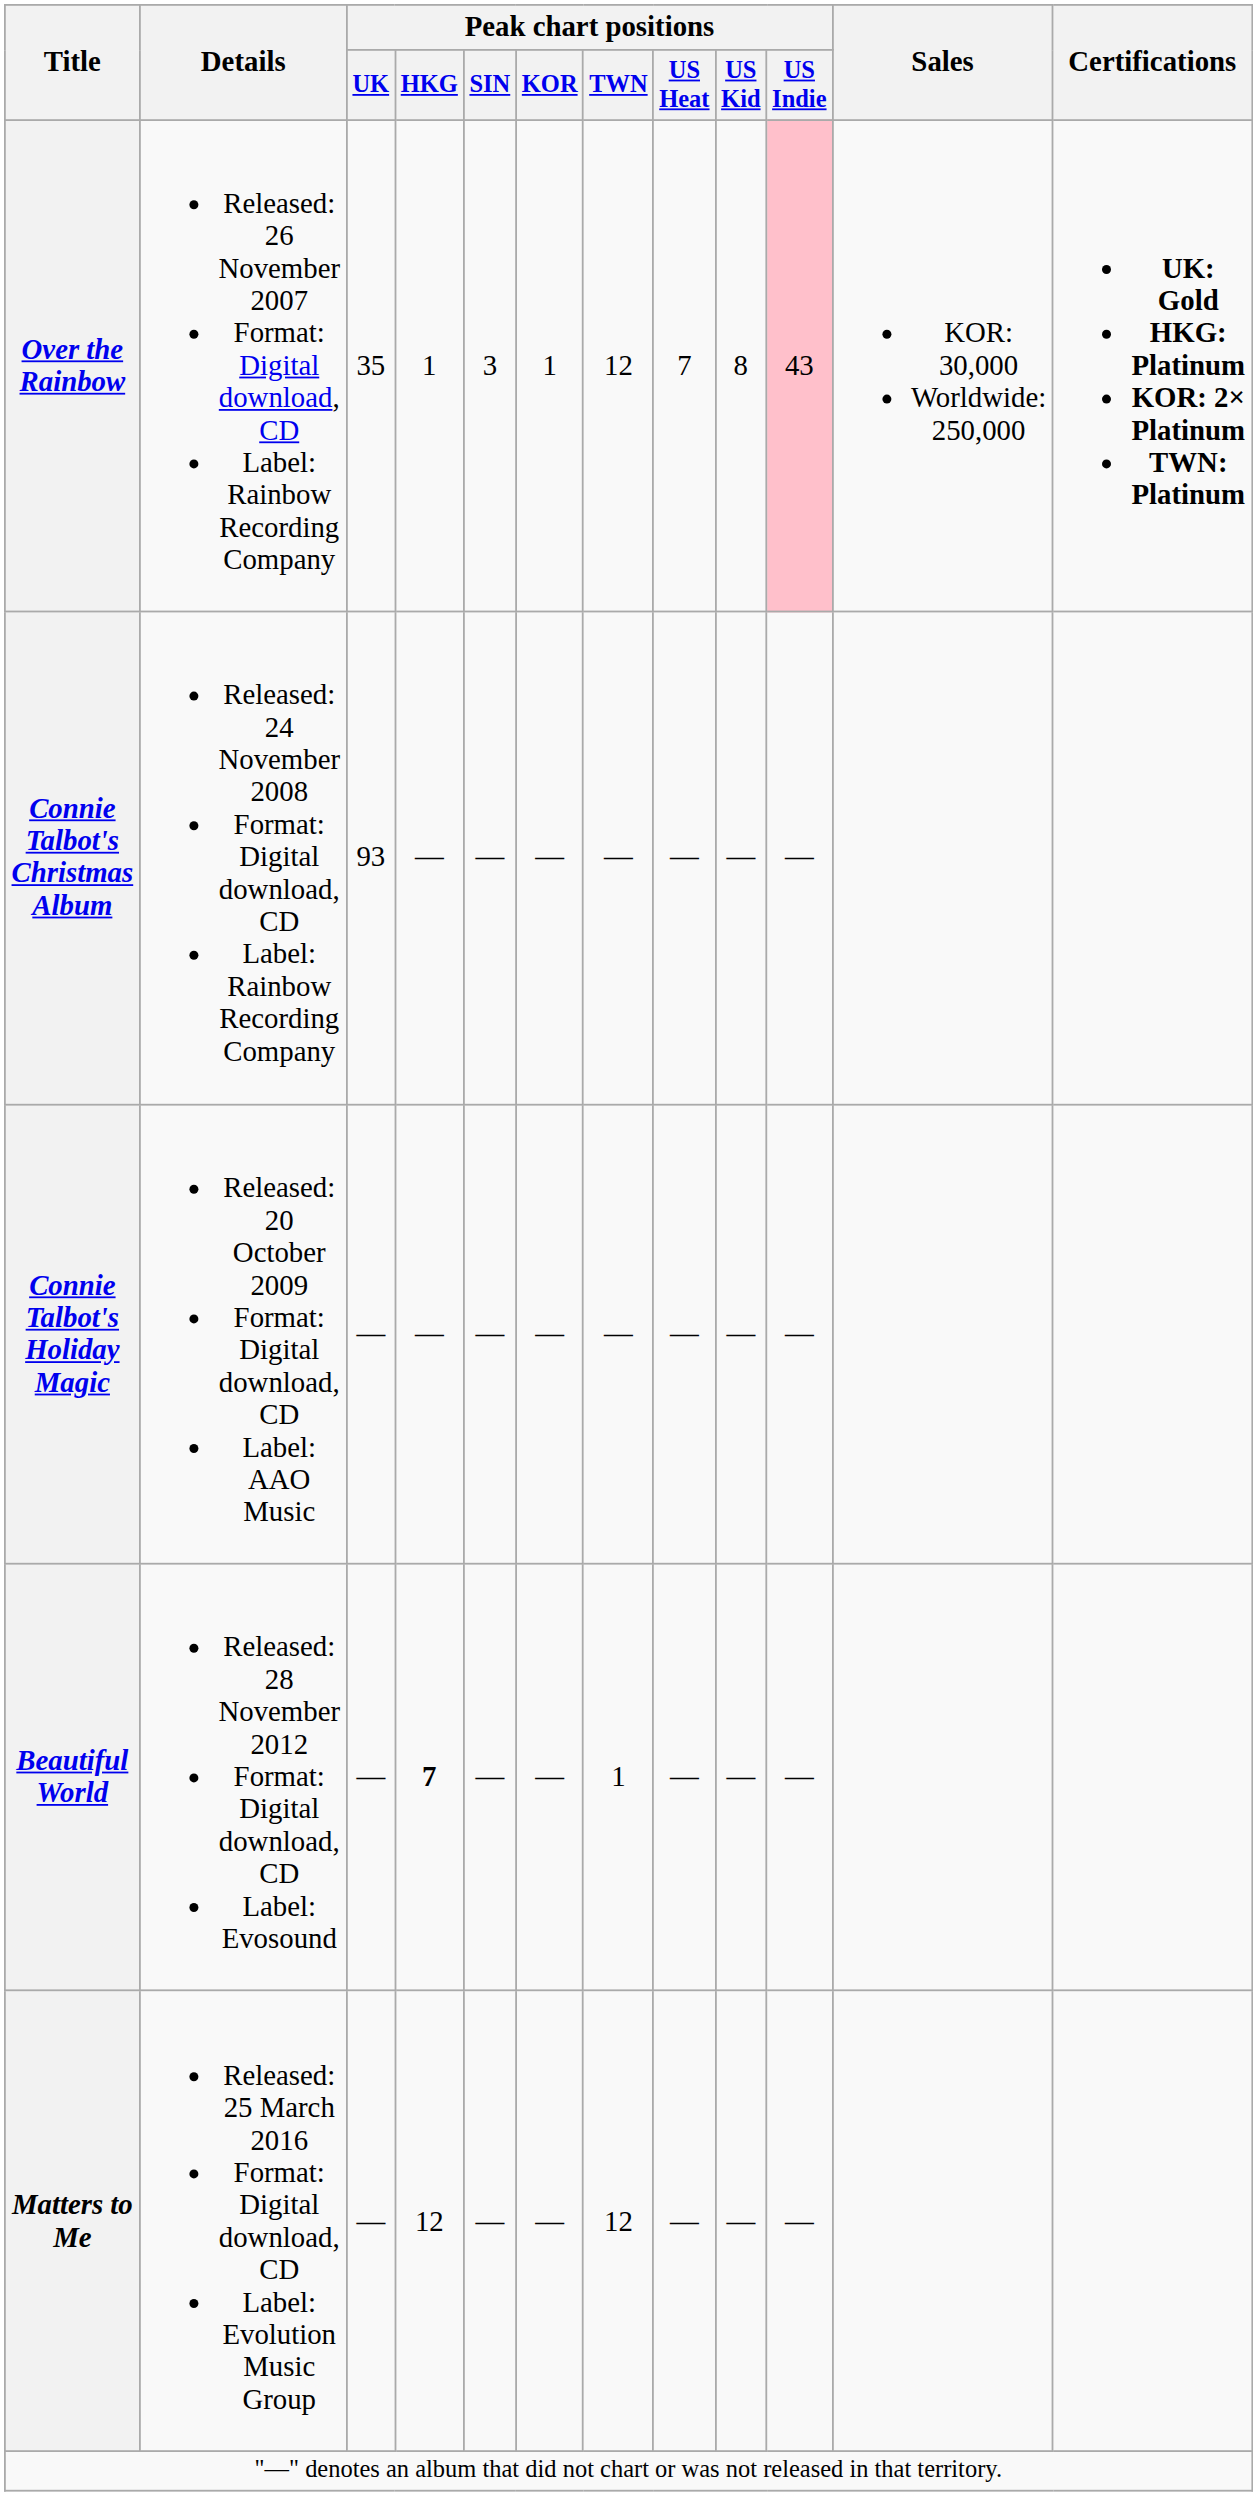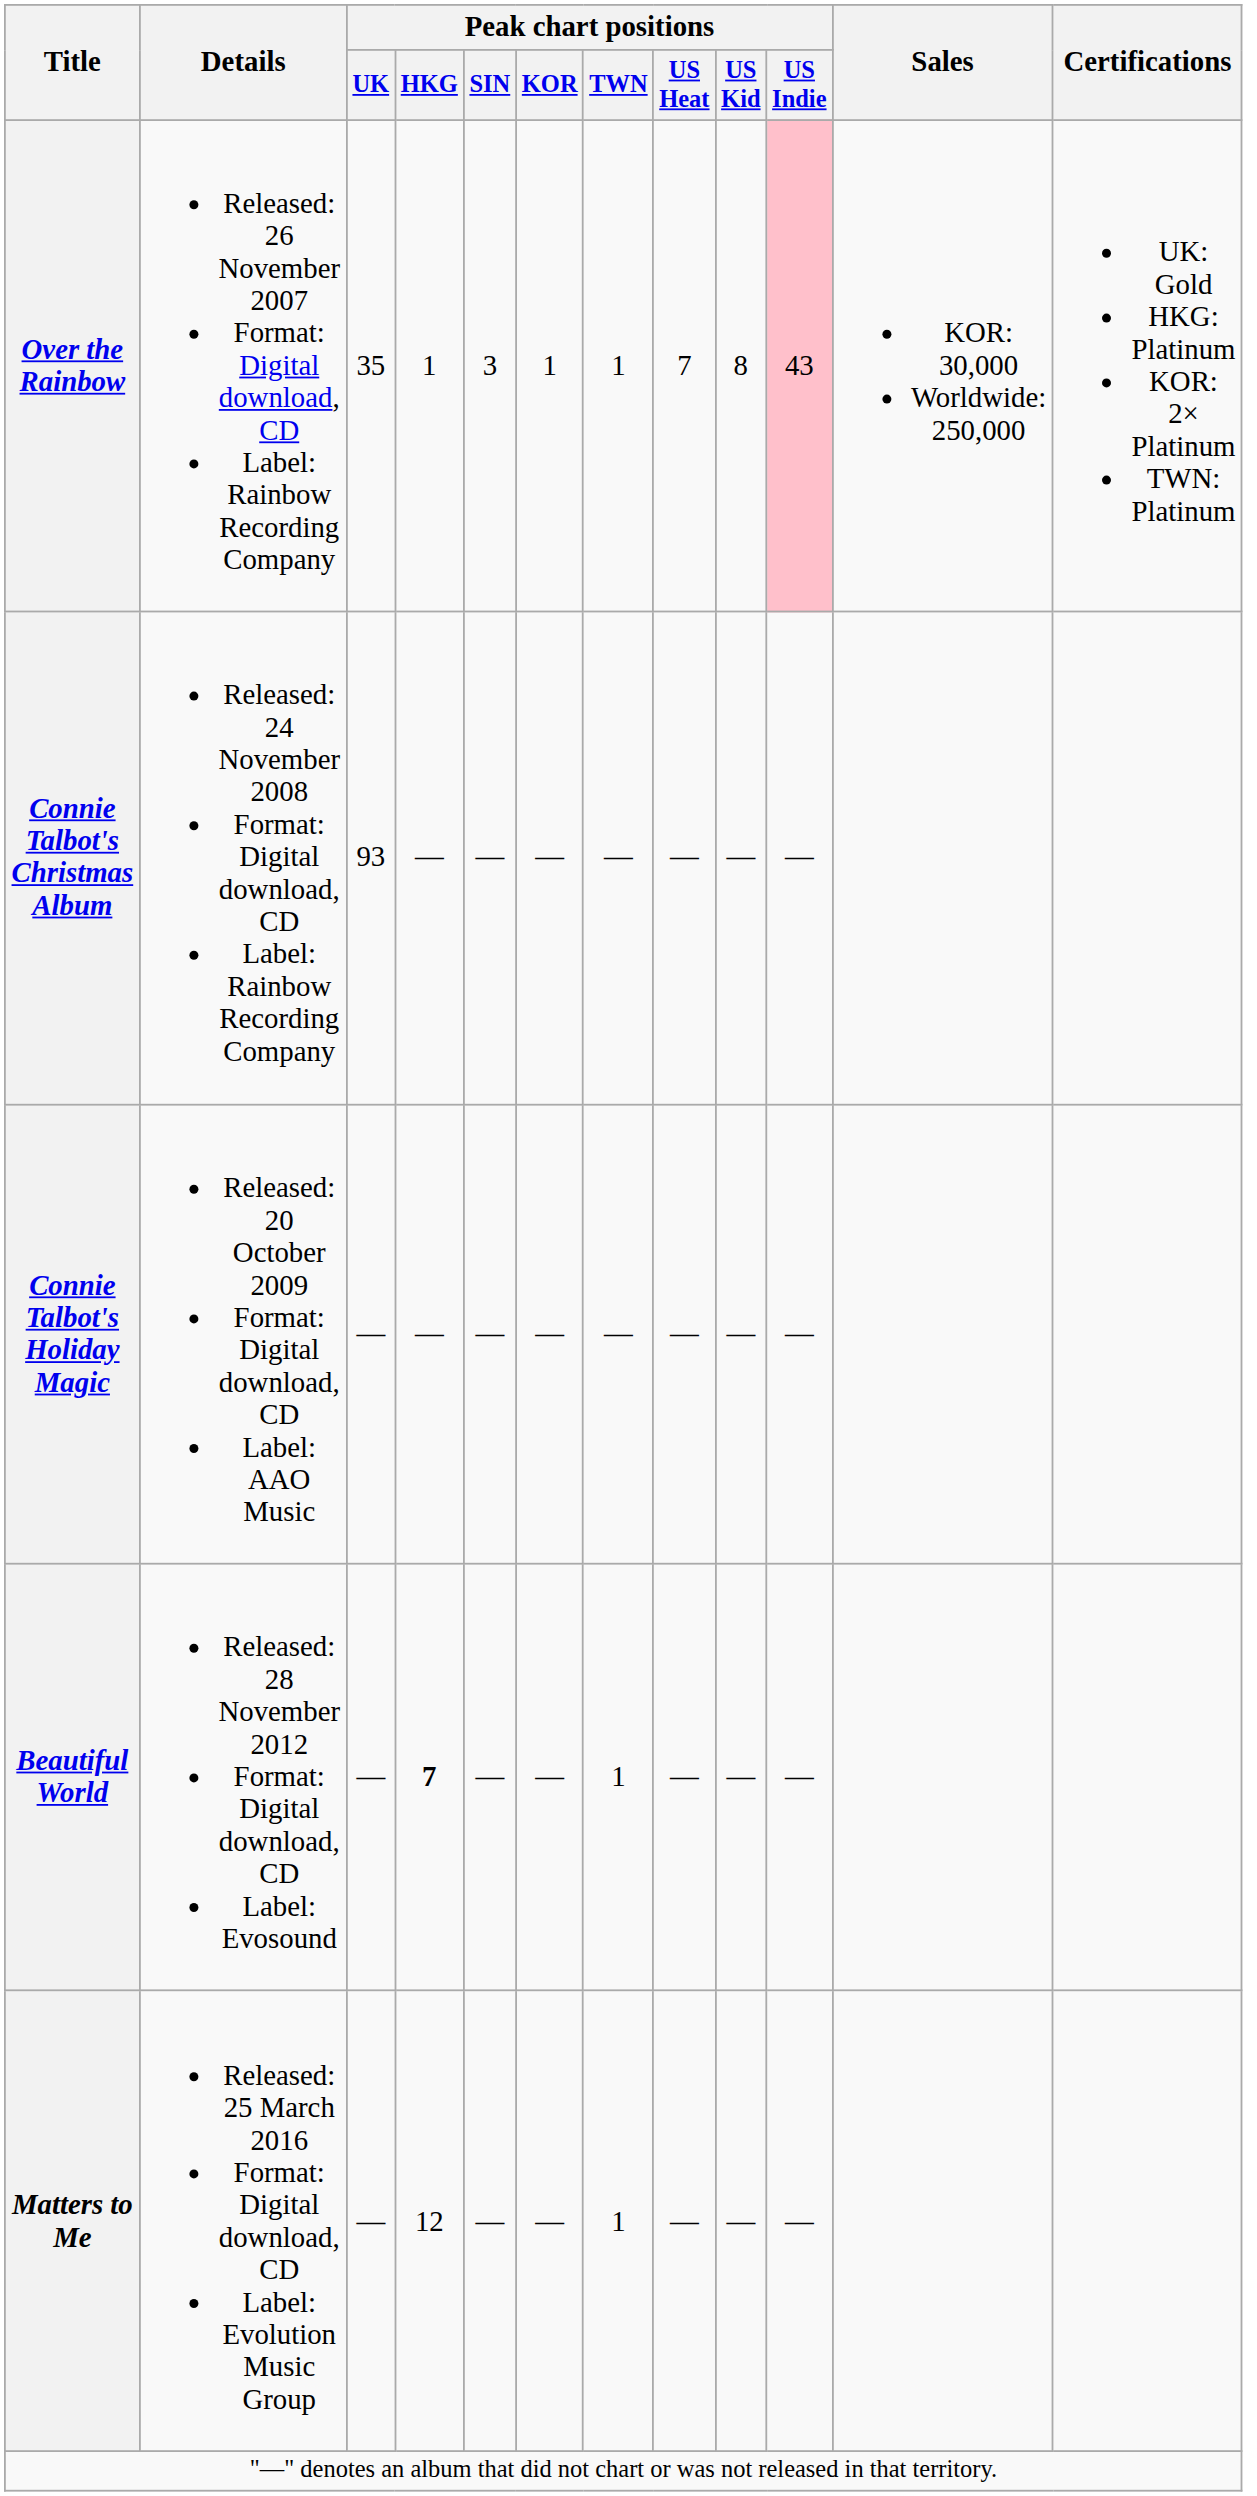(618, 365) 12 -> (618, 365) 1
(1152, 382) bold -> (1147, 382) normal
(618, 2220) 12 -> (618, 2220) 1
